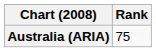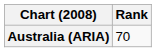(123, 36) 75 -> (123, 36) 70
